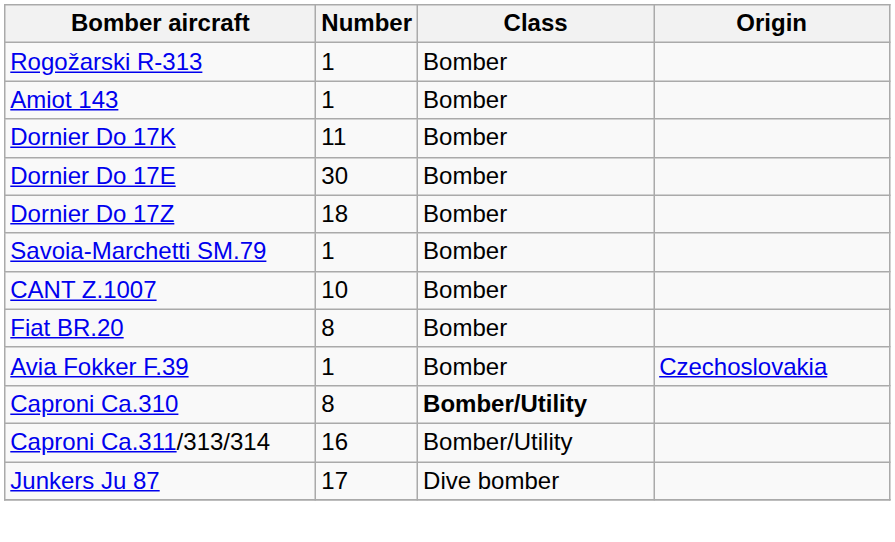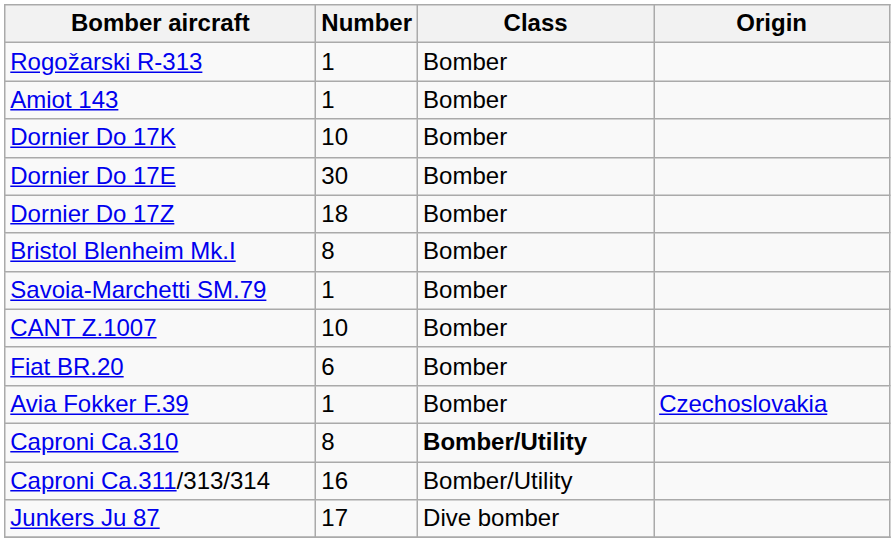(334, 137) 11 -> (335, 137) 10
+ row: (123, 251)
(328, 328) 8 -> (328, 366) 6
